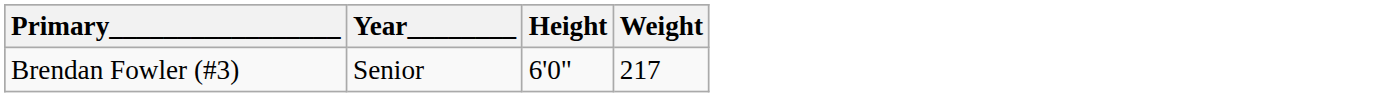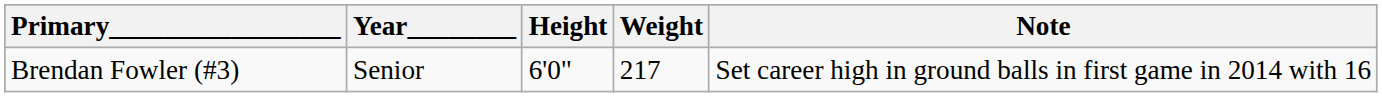+ column: (1043, 26)
